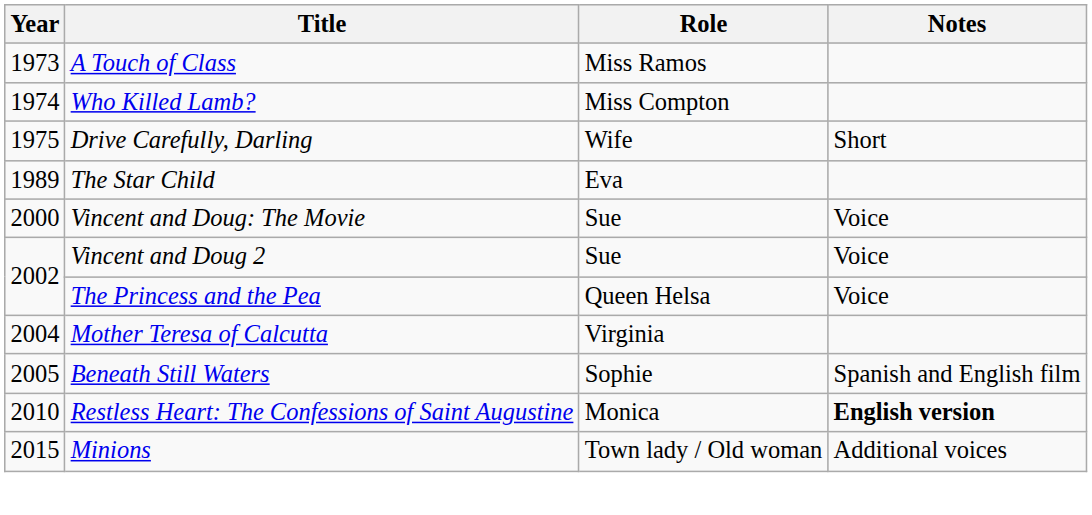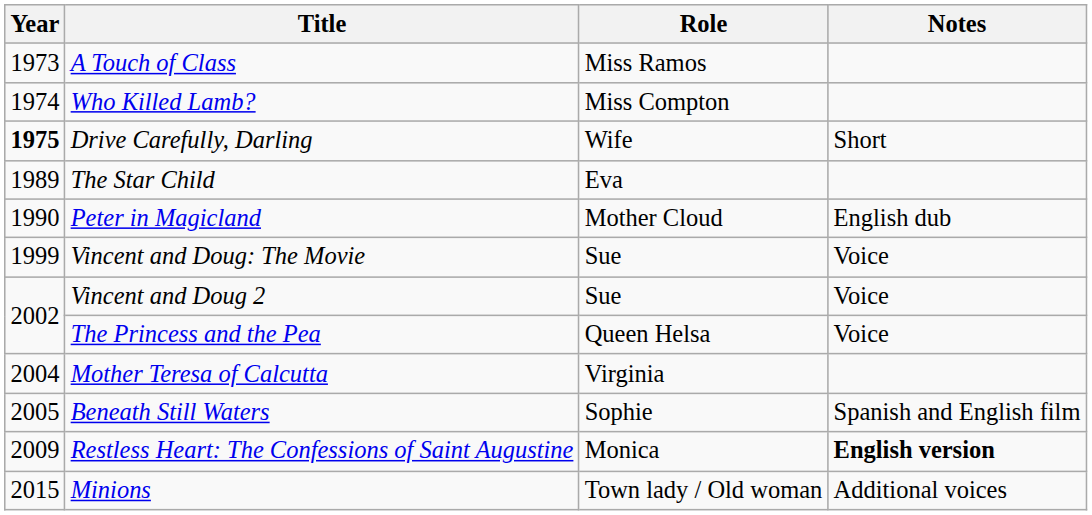(35, 140) normal -> (35, 140) bold
+ row: (166, 218)
(35, 218) 2000 -> (35, 256) 1999
(35, 412) 2010 -> (35, 450) 2009
